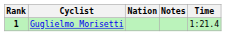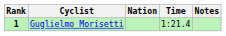columns swapped: (204, 11) <-> (173, 11)
